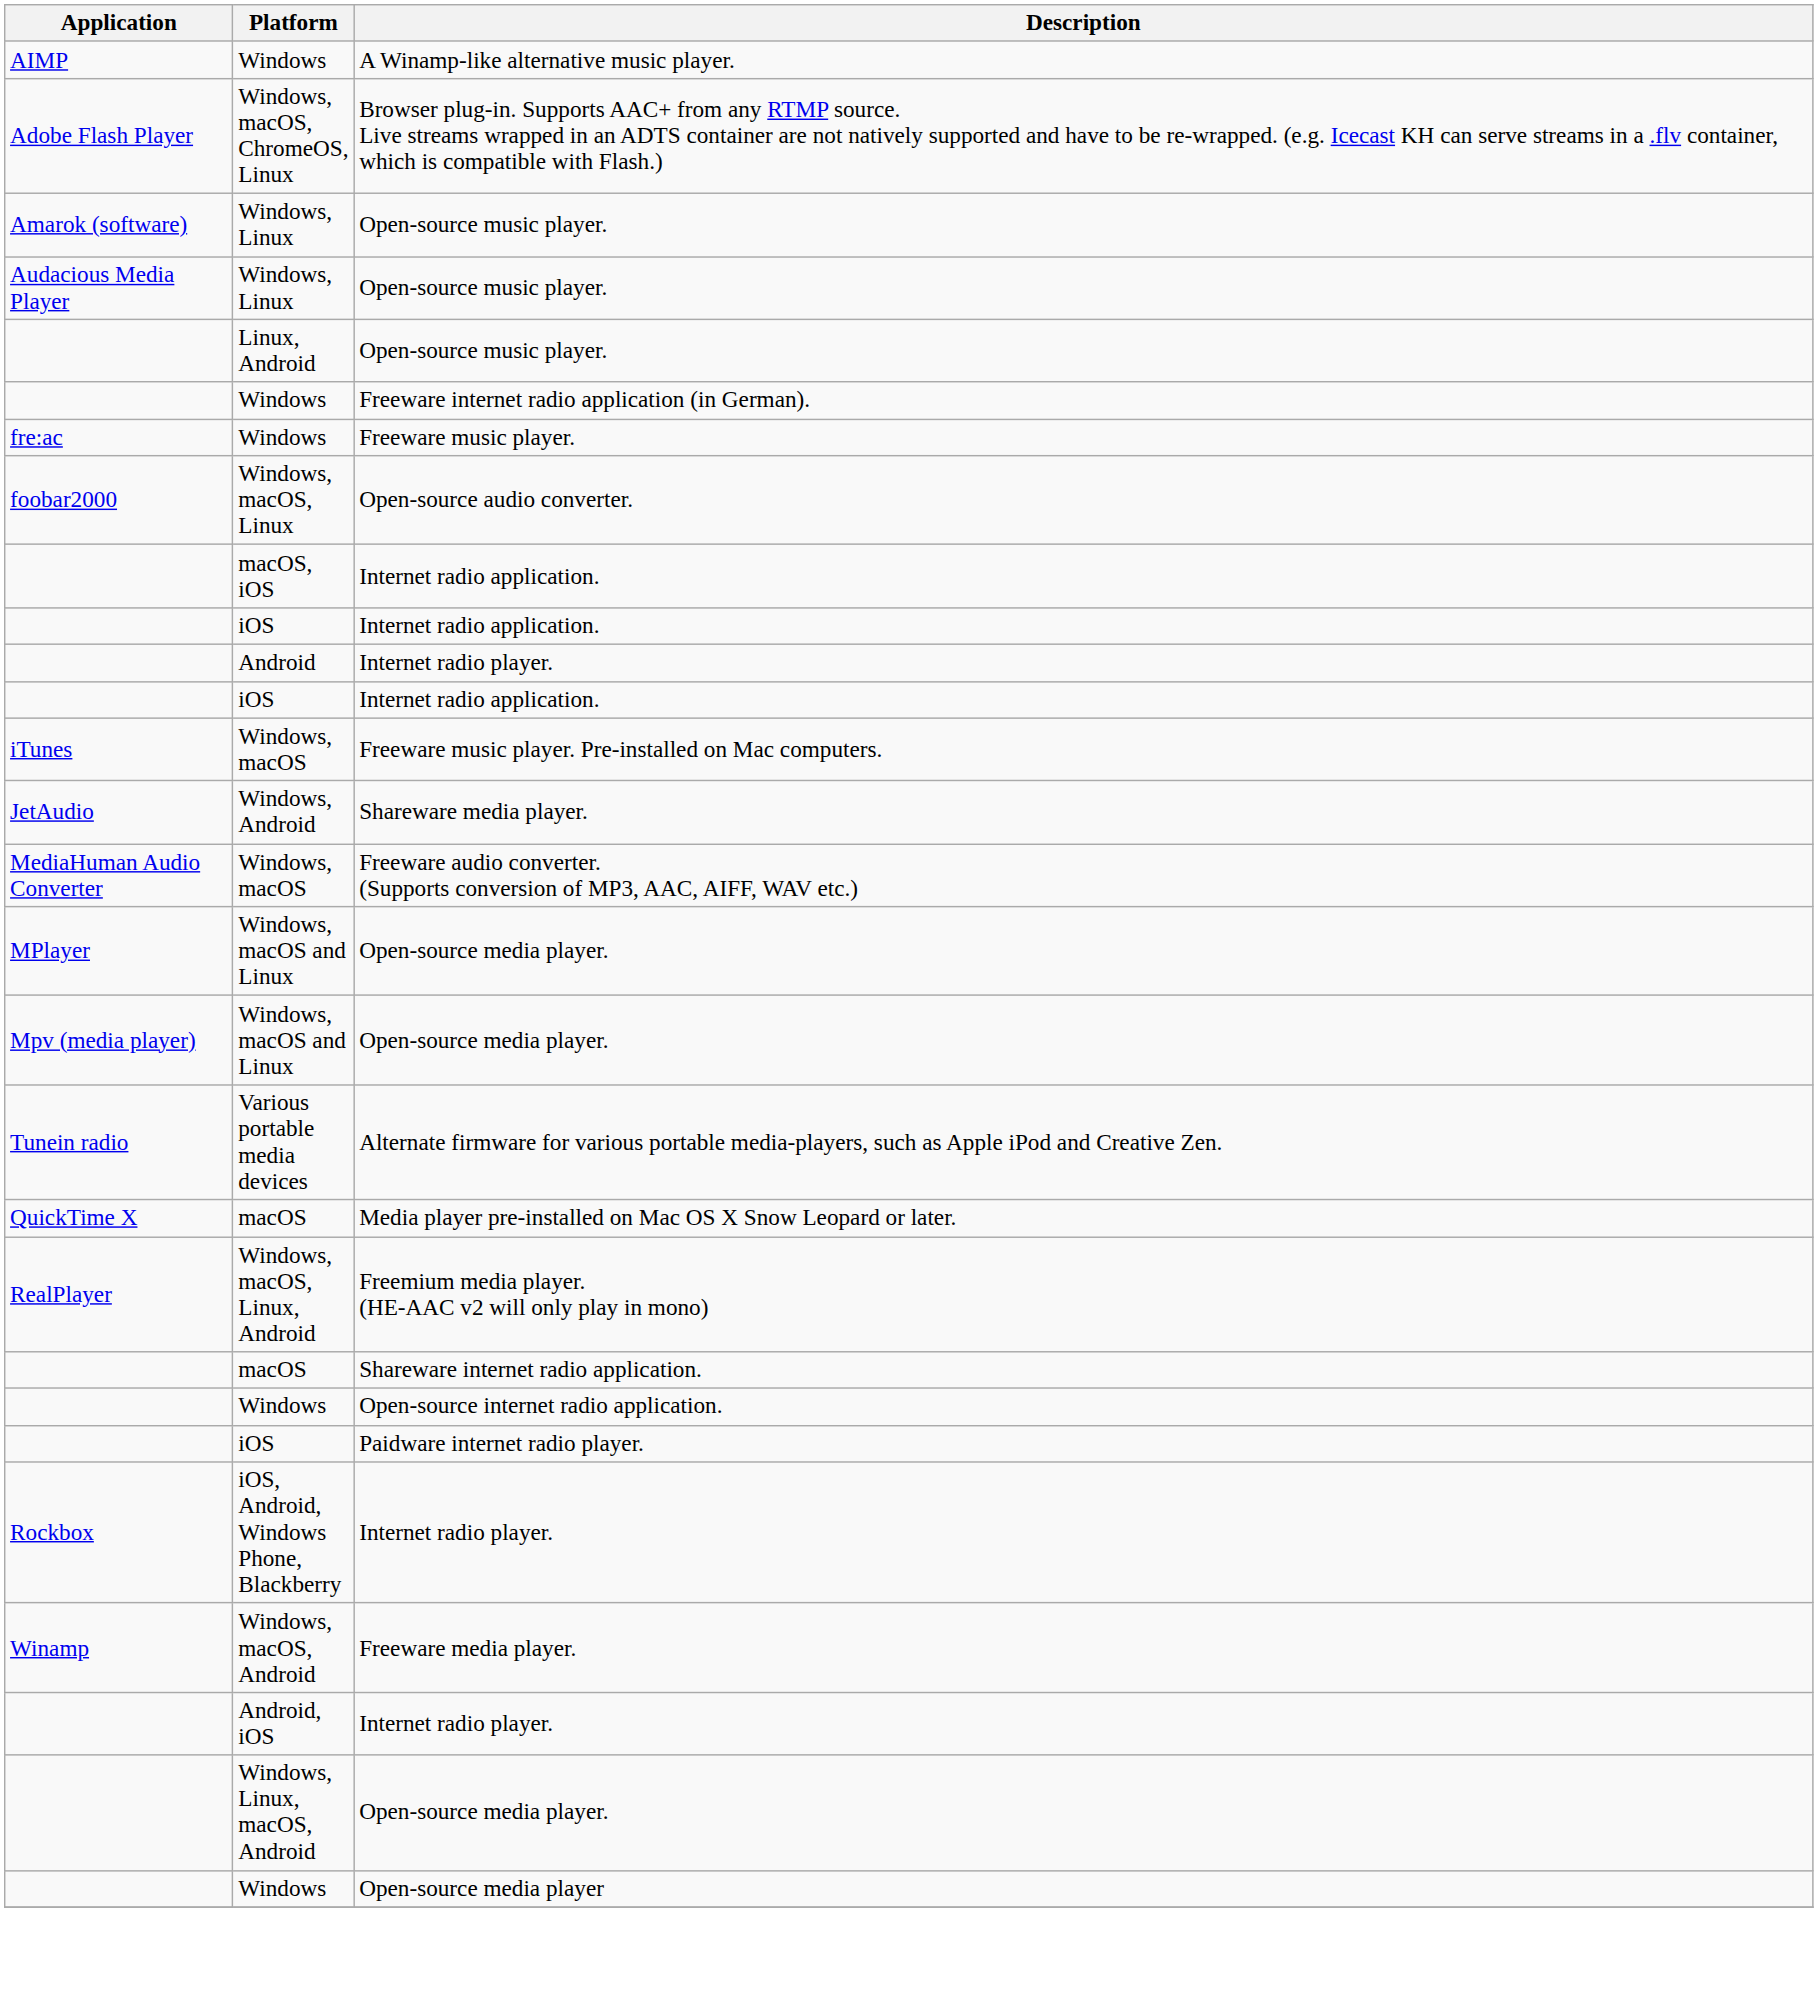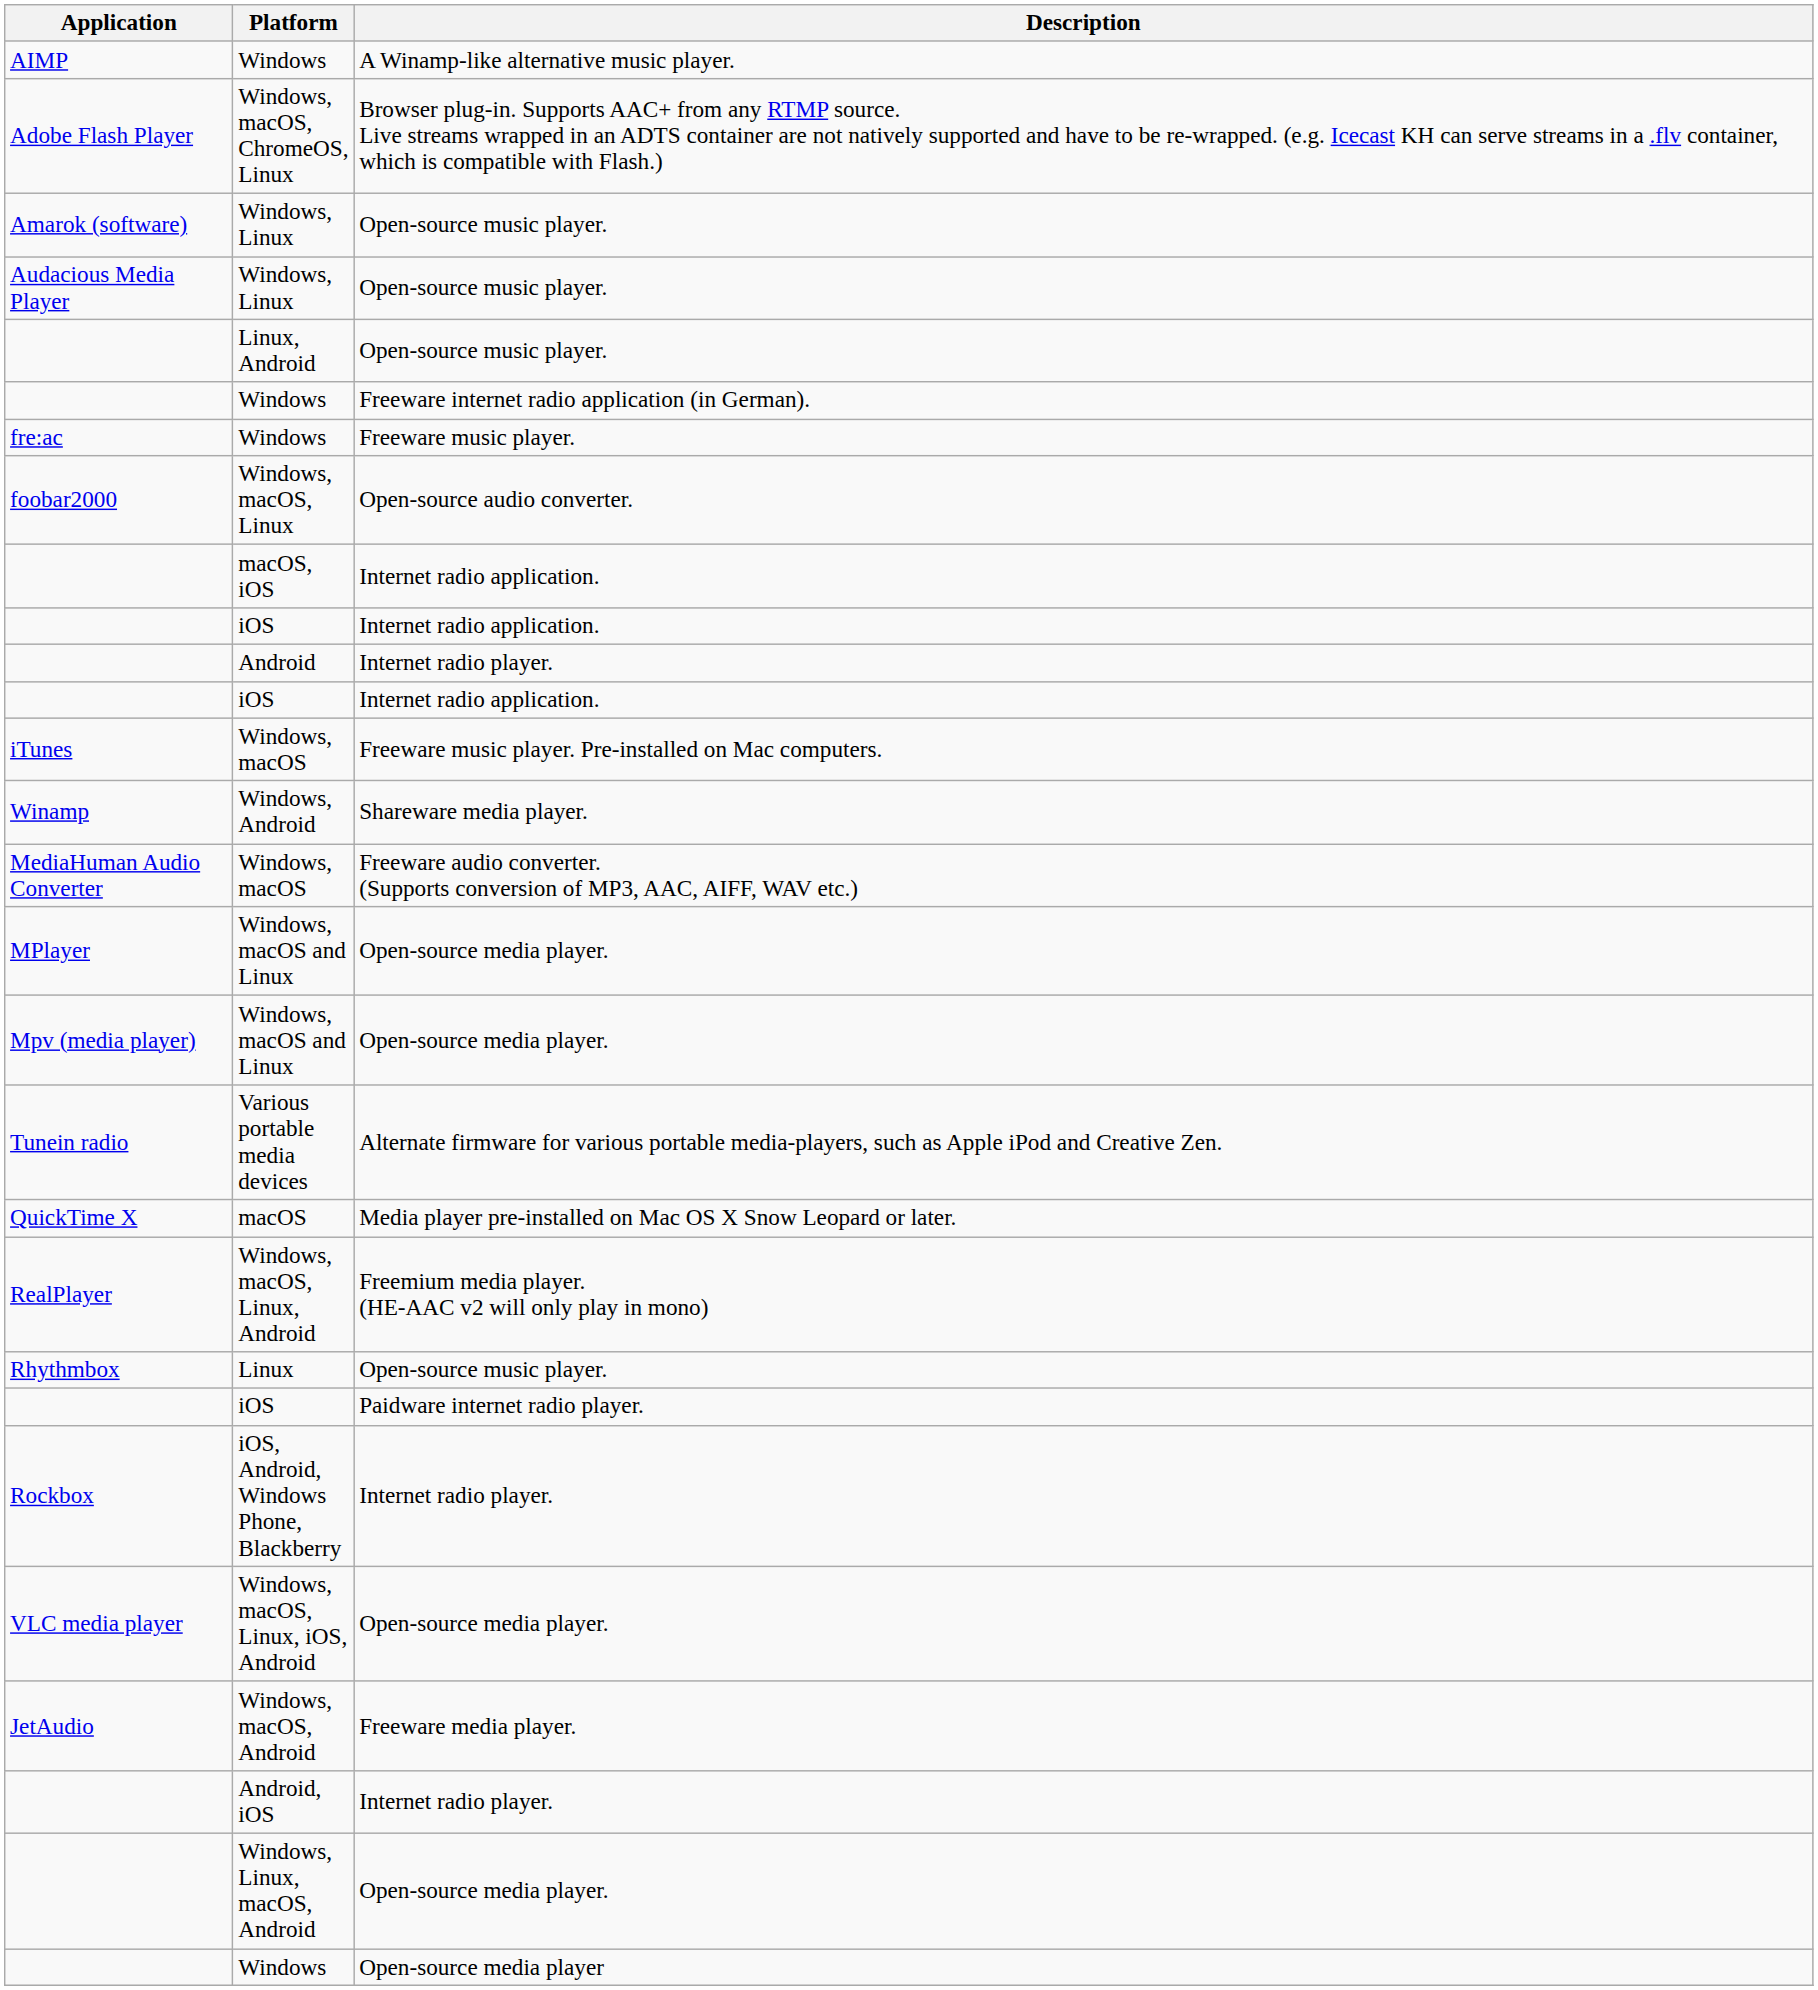(52, 812) JetAudio -> (50, 812) Winamp
+ row: (266, 1369)
- row: (272, 1369)
- row: (282, 1406)
+ row: (293, 1623)
(50, 1647) Winamp -> (52, 1725) JetAudio
